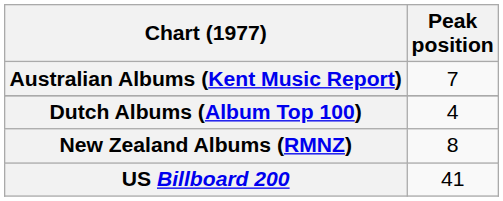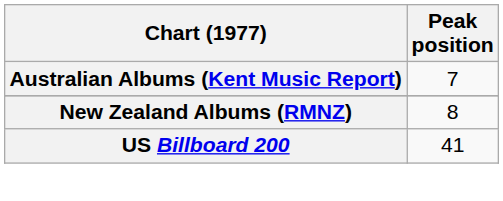- row: (206, 111)
